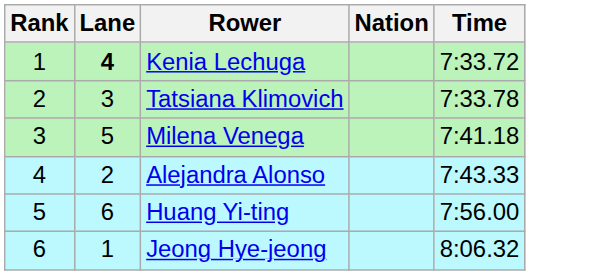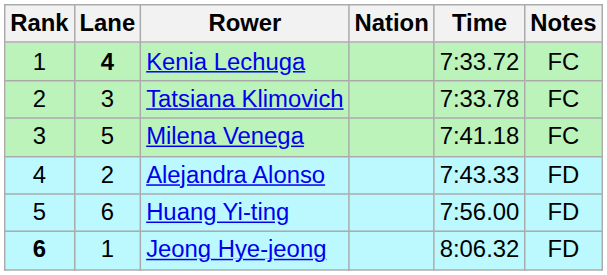+ column: (563, 23)
(39, 250) normal -> (39, 250) bold
